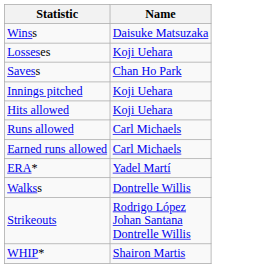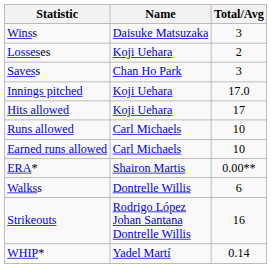+ column: (239, 14)
(142, 168) Yadel Martí -> (149, 168) Shairon Martis
(149, 253) Shairon Martis -> (142, 253) Yadel Martí
